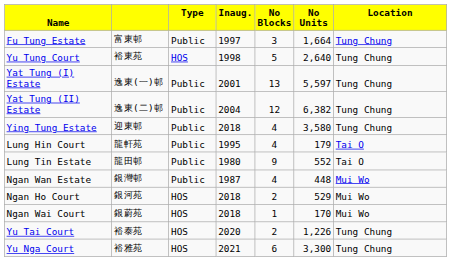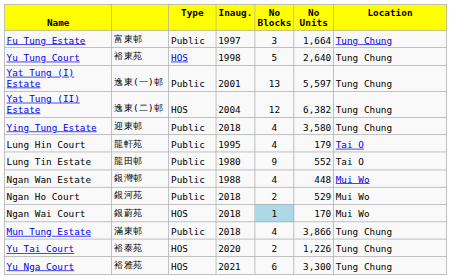(188, 110) Public -> (179, 110) HOS
(229, 179) 1987 -> (229, 179) 1988
(179, 197) HOS -> (188, 197) Public
(274, 214) no background -> (274, 214) lightblue background
+ row: (49, 232)
